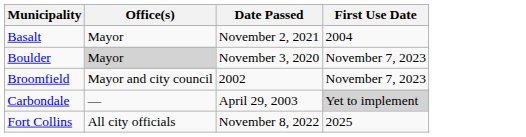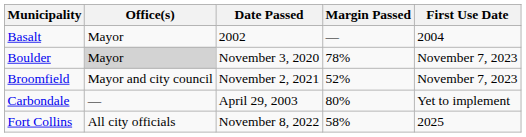+ column: (368, 15)
(269, 36) November 2, 2021 -> (232, 36) 2002
(232, 79) 2002 -> (269, 79) November 2, 2021
(372, 100) lightgrey background -> (464, 100) no background
